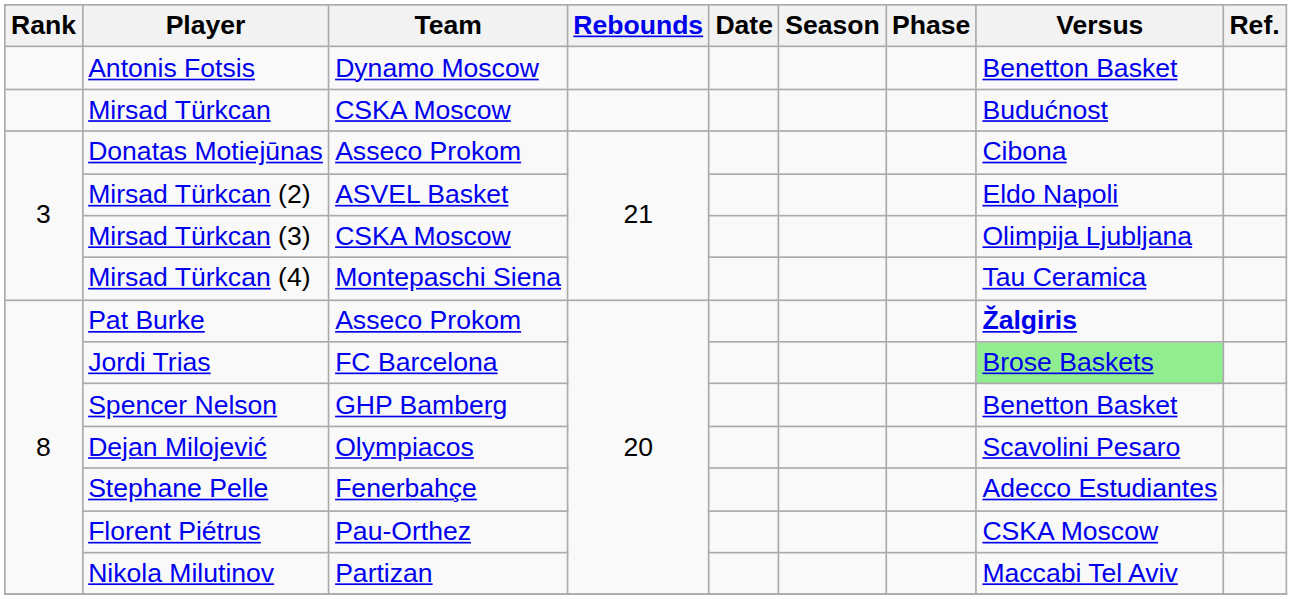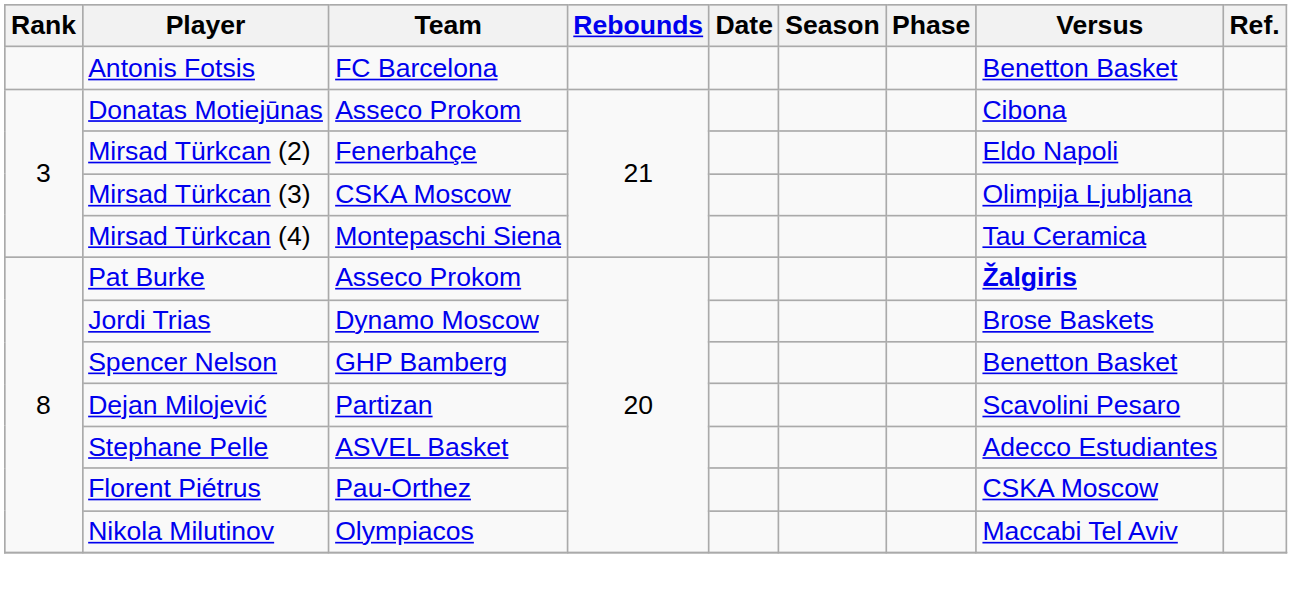(437, 67) Dynamo Moscow -> (416, 67) FC Barcelona
- row: (179, 109)
(422, 194) ASVEL Basket -> (406, 151) Fenerbahçe
(416, 362) FC Barcelona -> (437, 320) Dynamo Moscow
(1068, 362) lightgreen background -> (1068, 320) no background
(405, 446) Olympiacos -> (384, 404) Partizan
(406, 488) Fenerbahçe -> (422, 446) ASVEL Basket
(384, 573) Partizan -> (405, 531) Olympiacos
